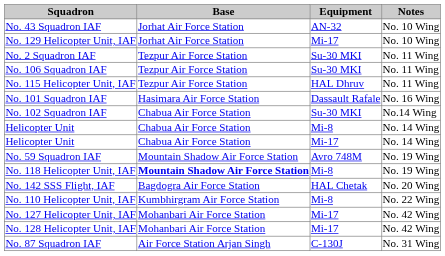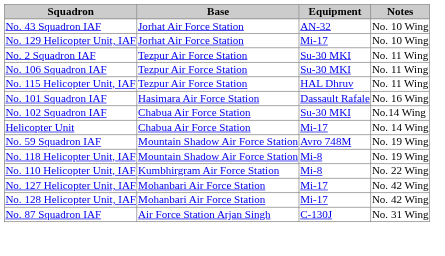- row: (40, 127)
(223, 171) bold -> (218, 156) normal
- row: (60, 185)
